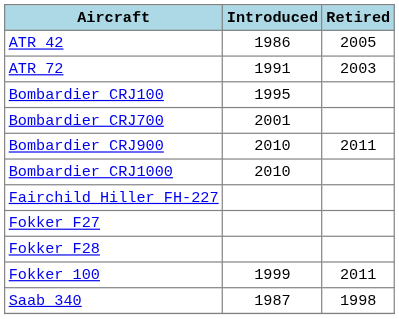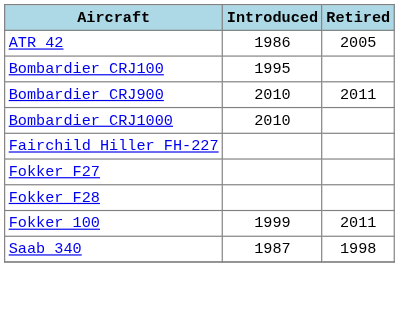- row: (36, 69)
- row: (86, 120)
